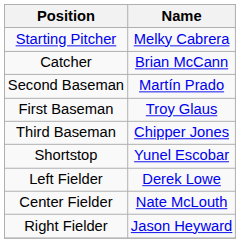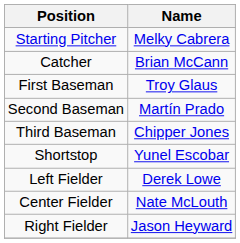rows swapped: (66, 109) <-> (66, 86)
